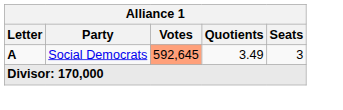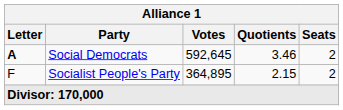(176, 54) lightsalmon background -> (209, 54) no background
(251, 54) 3.49 -> (284, 54) 3.46
(300, 54) 3 -> (332, 54) 2
+ row: (114, 74)
